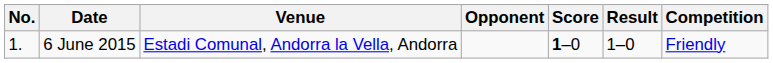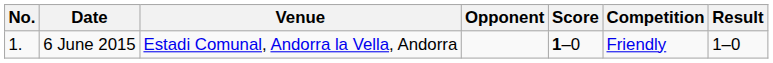columns swapped: (632, 17) <-> (715, 17)
